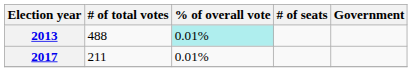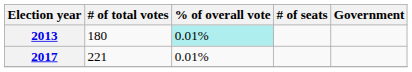(97, 35) 488 -> (97, 35) 180
(97, 56) 211 -> (97, 56) 221
